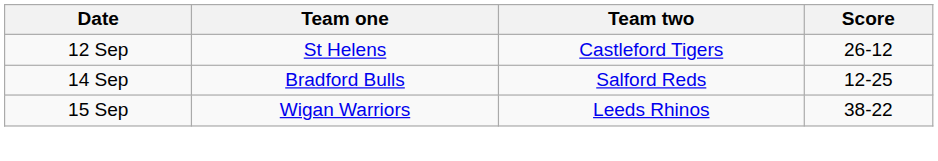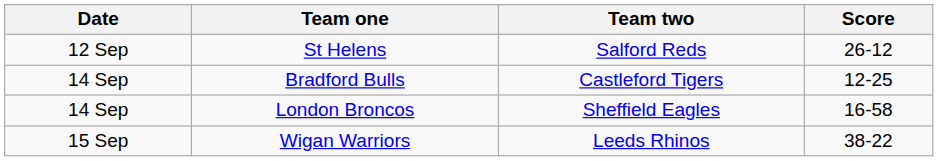(651, 49) Castleford Tigers -> (651, 49) Salford Reds
(651, 79) Salford Reds -> (651, 79) Castleford Tigers
+ row: (345, 110)
